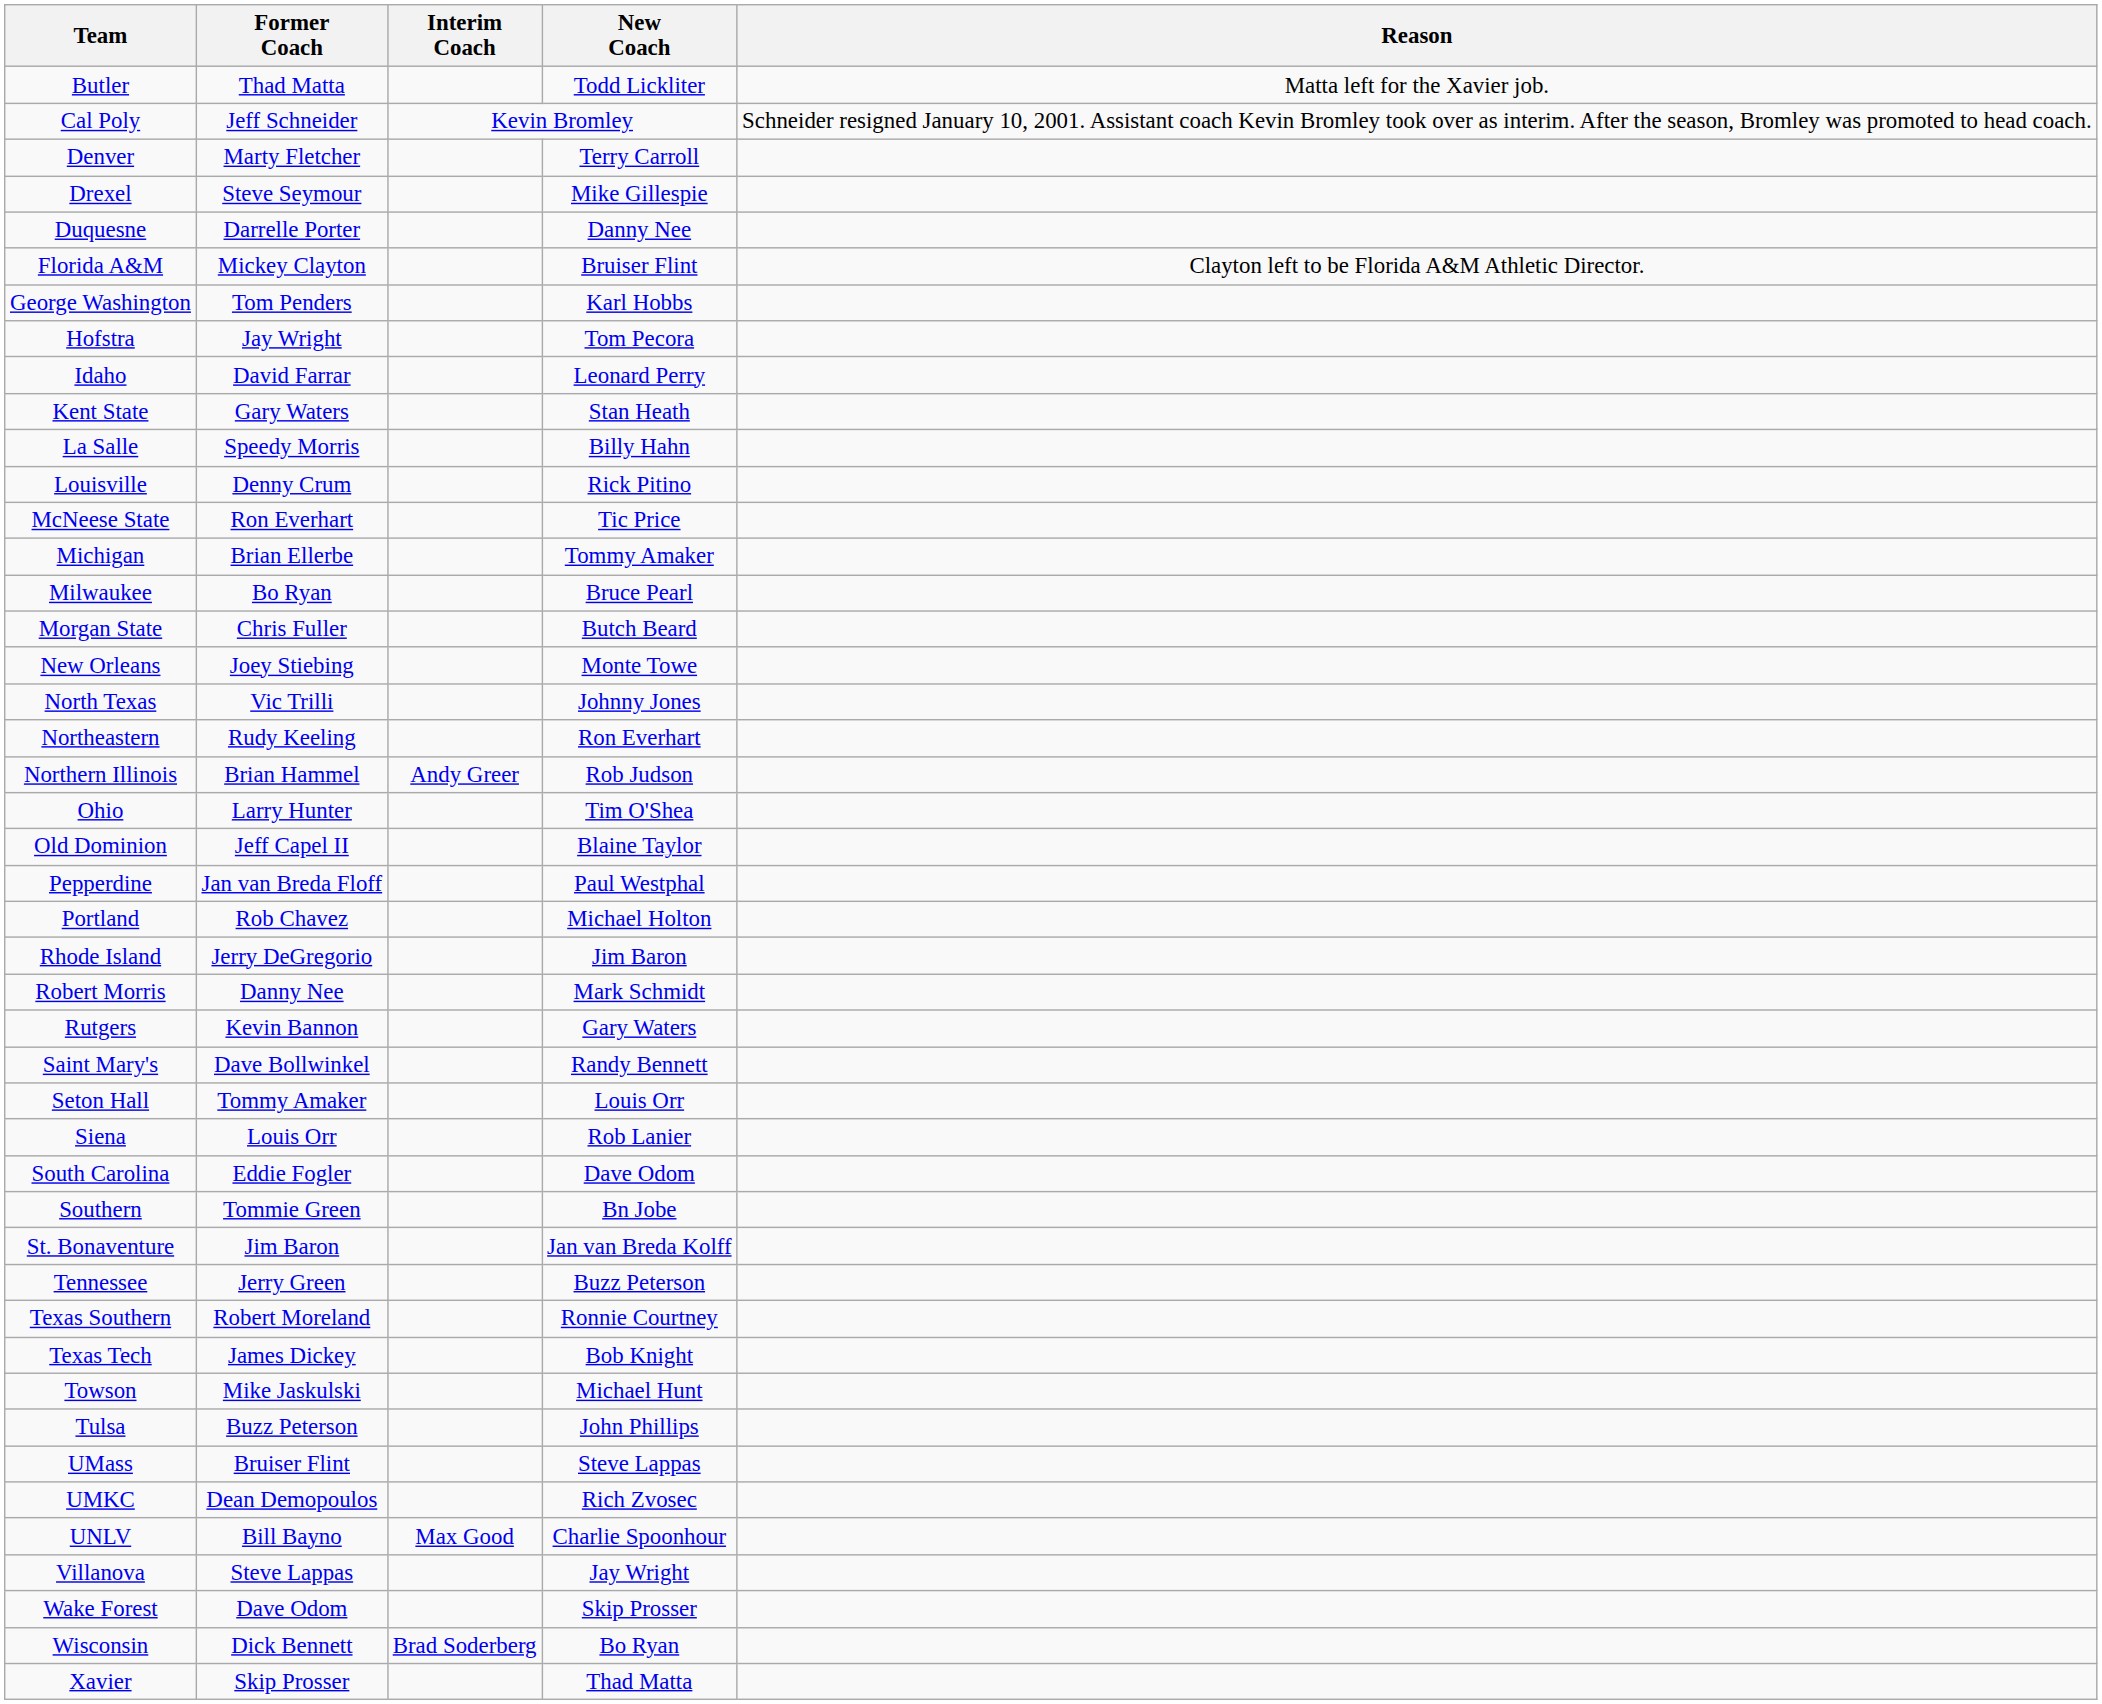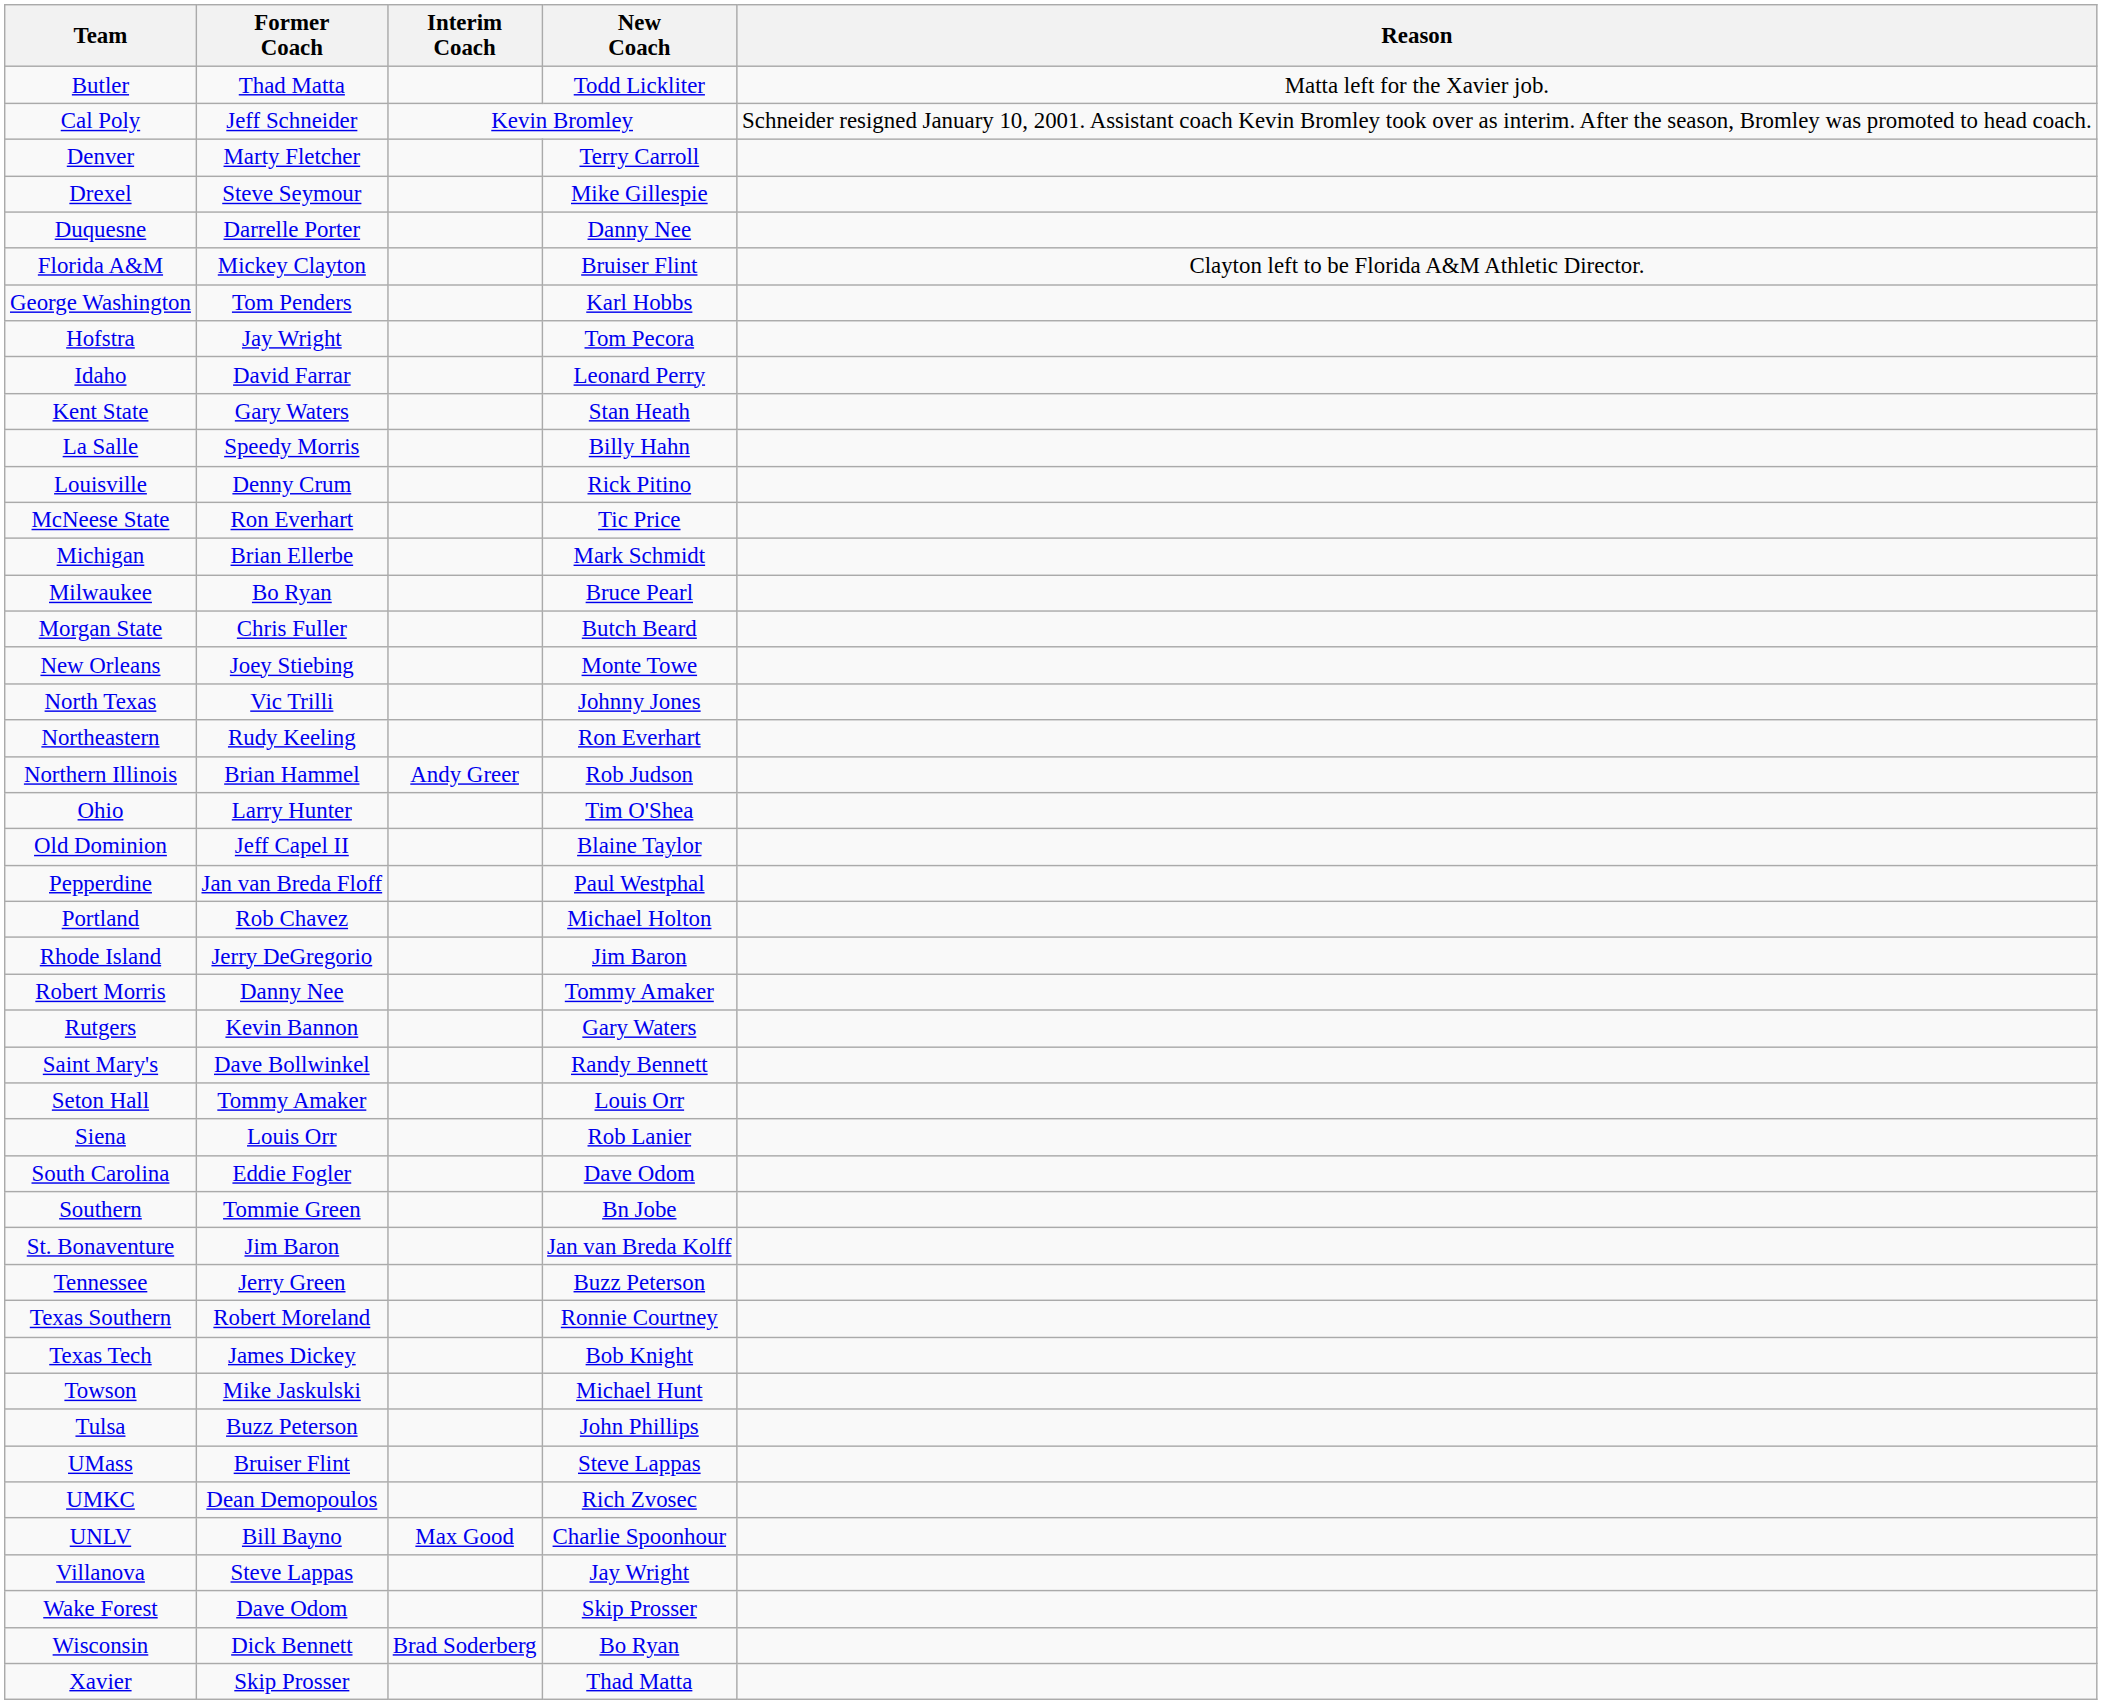(639, 556) Tommy Amaker -> (639, 556) Mark Schmidt
(639, 991) Mark Schmidt -> (639, 991) Tommy Amaker
